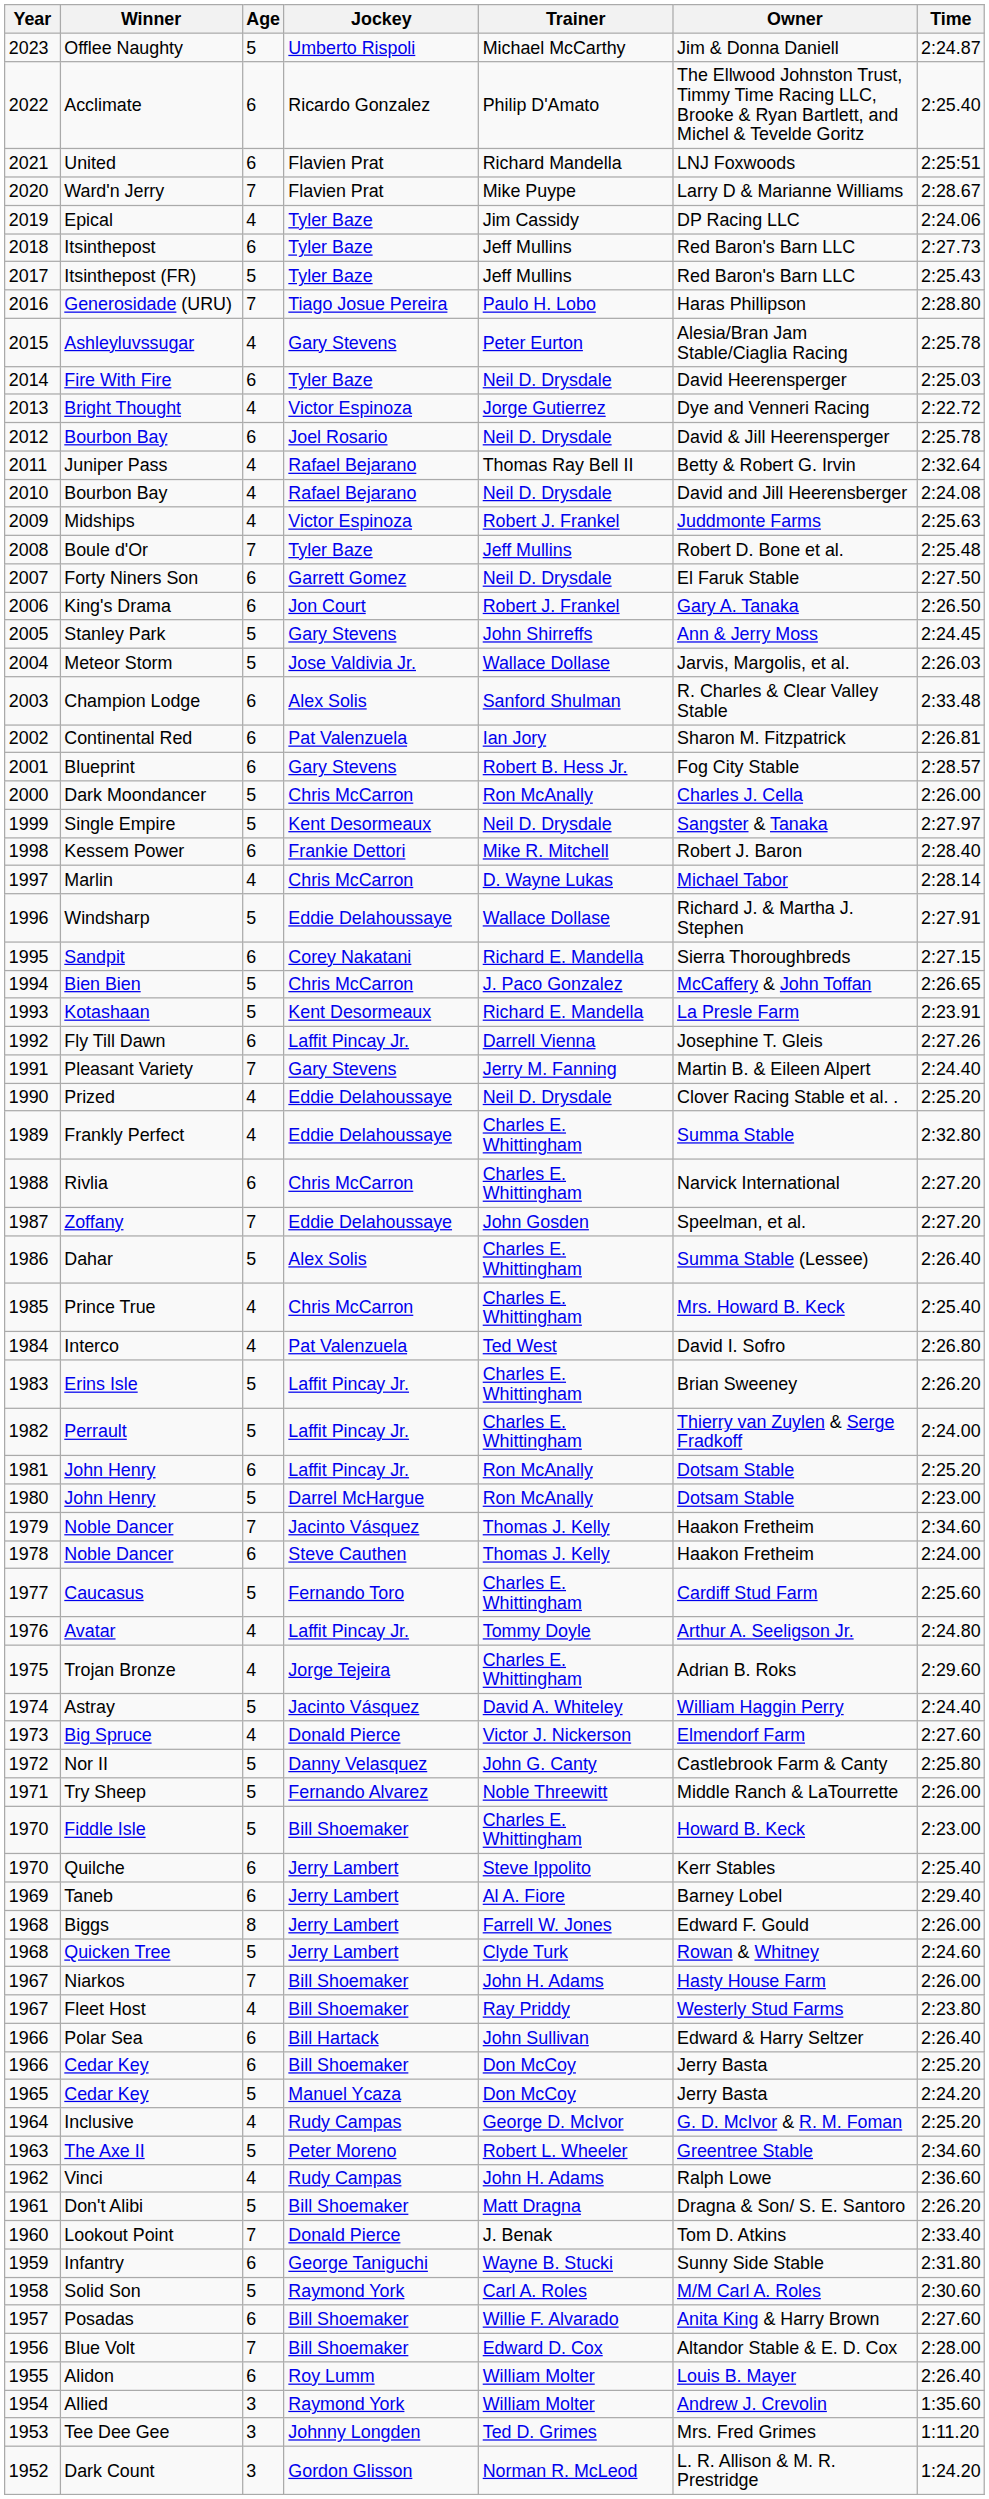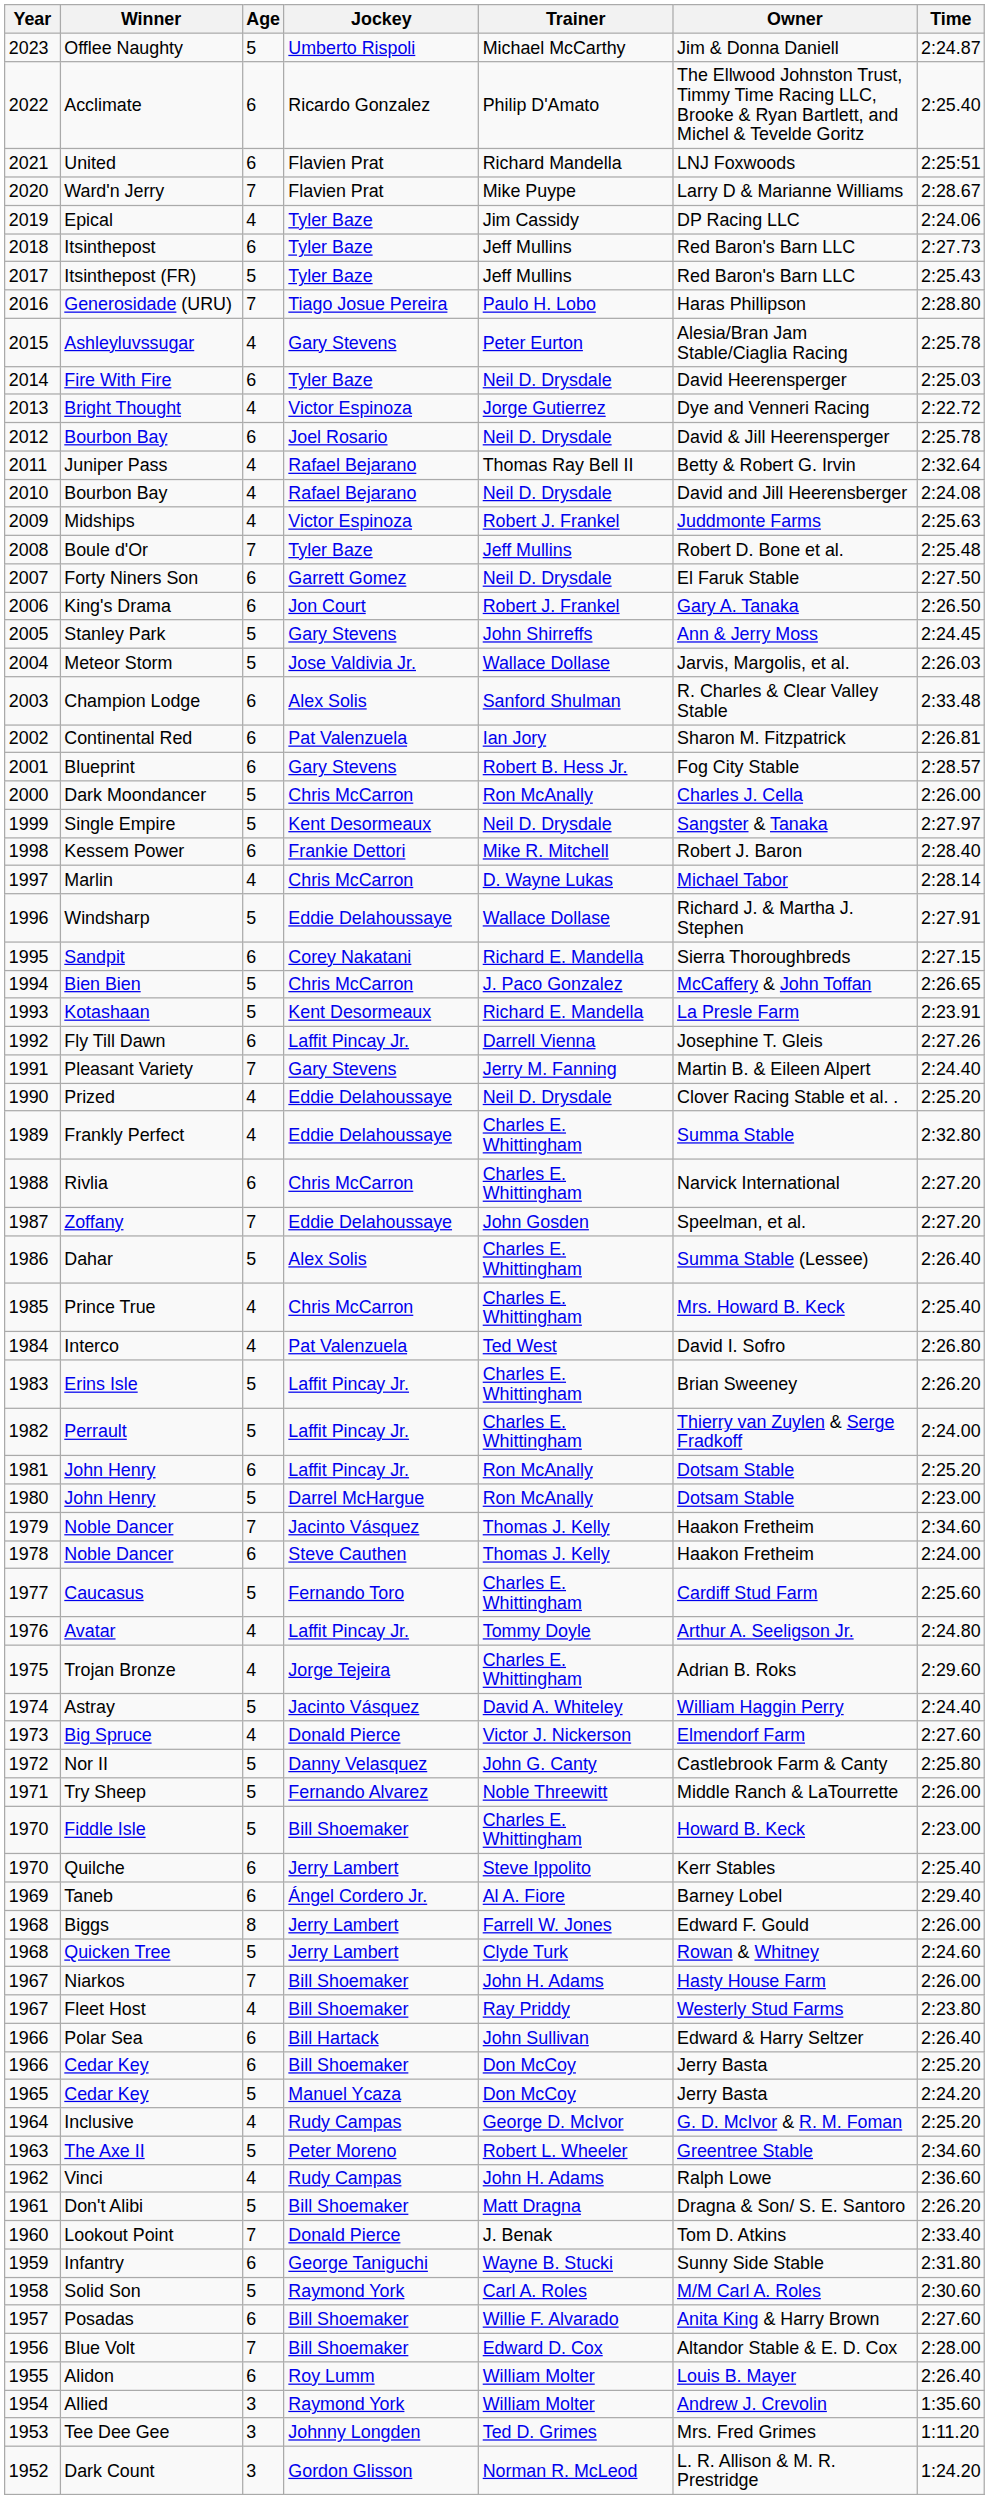(343, 1896) Jerry Lambert -> (358, 1896) Ángel Cordero Jr.
